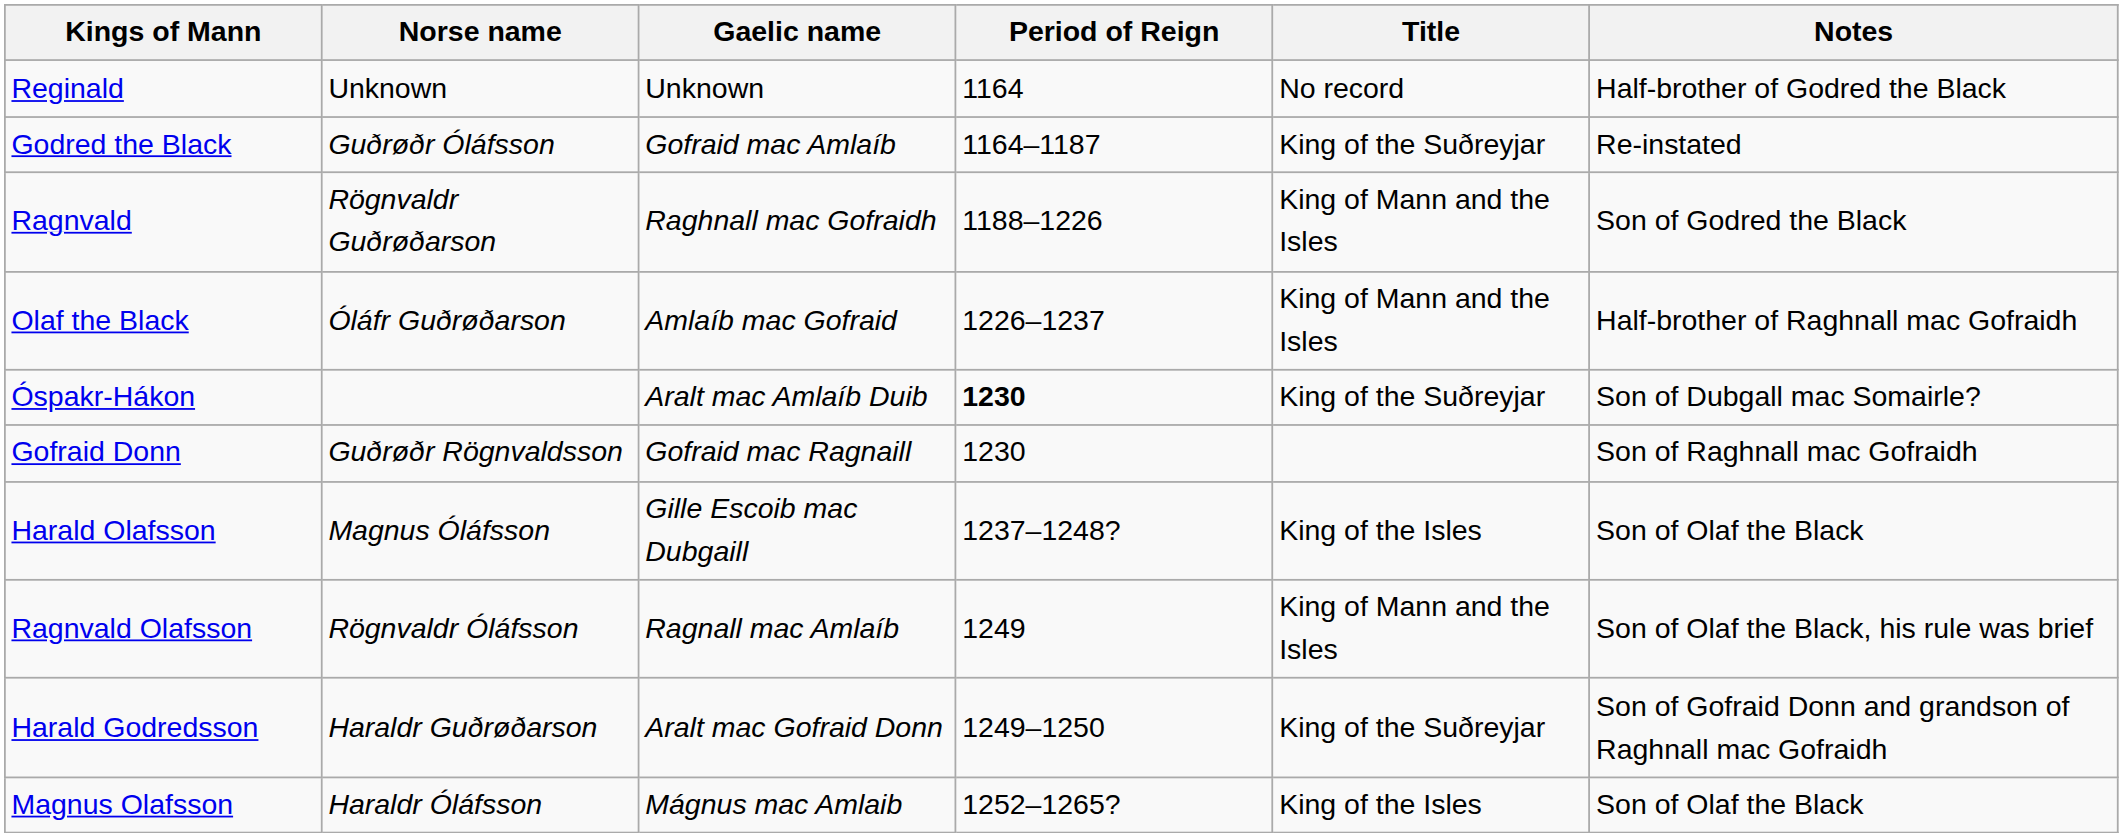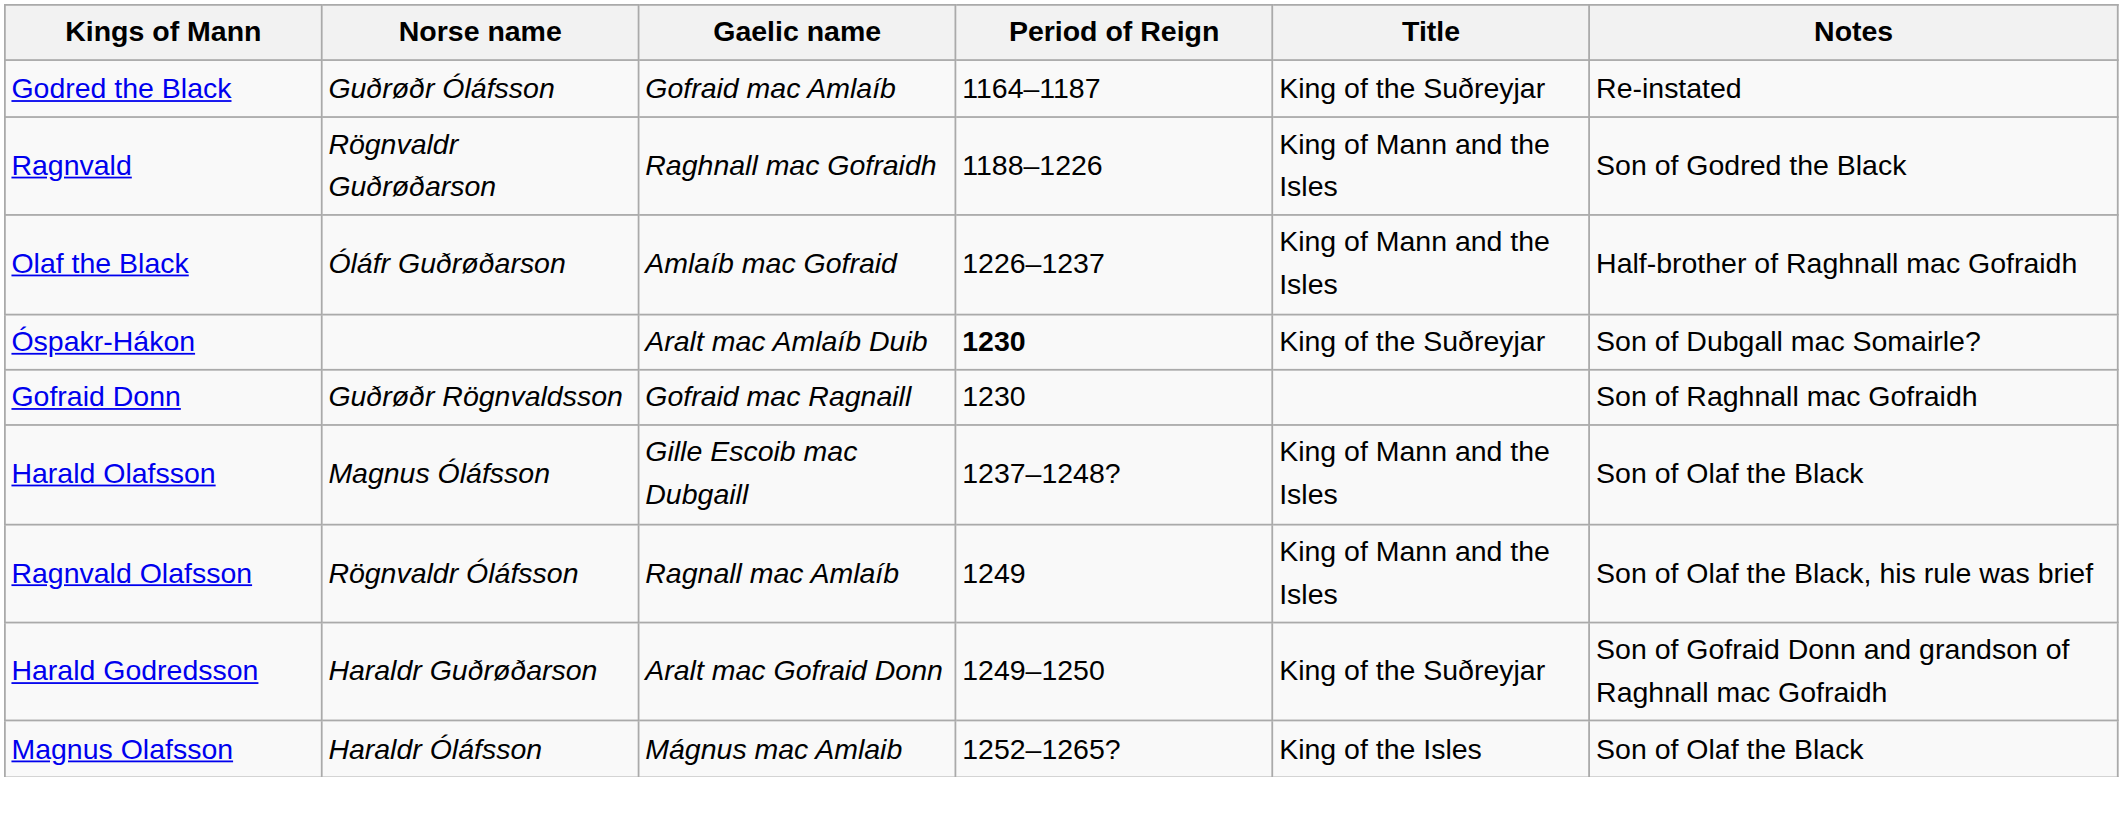- row: (68, 88)
(1380, 530) King of the Isles -> (1415, 474) King of Mann and the Isles
